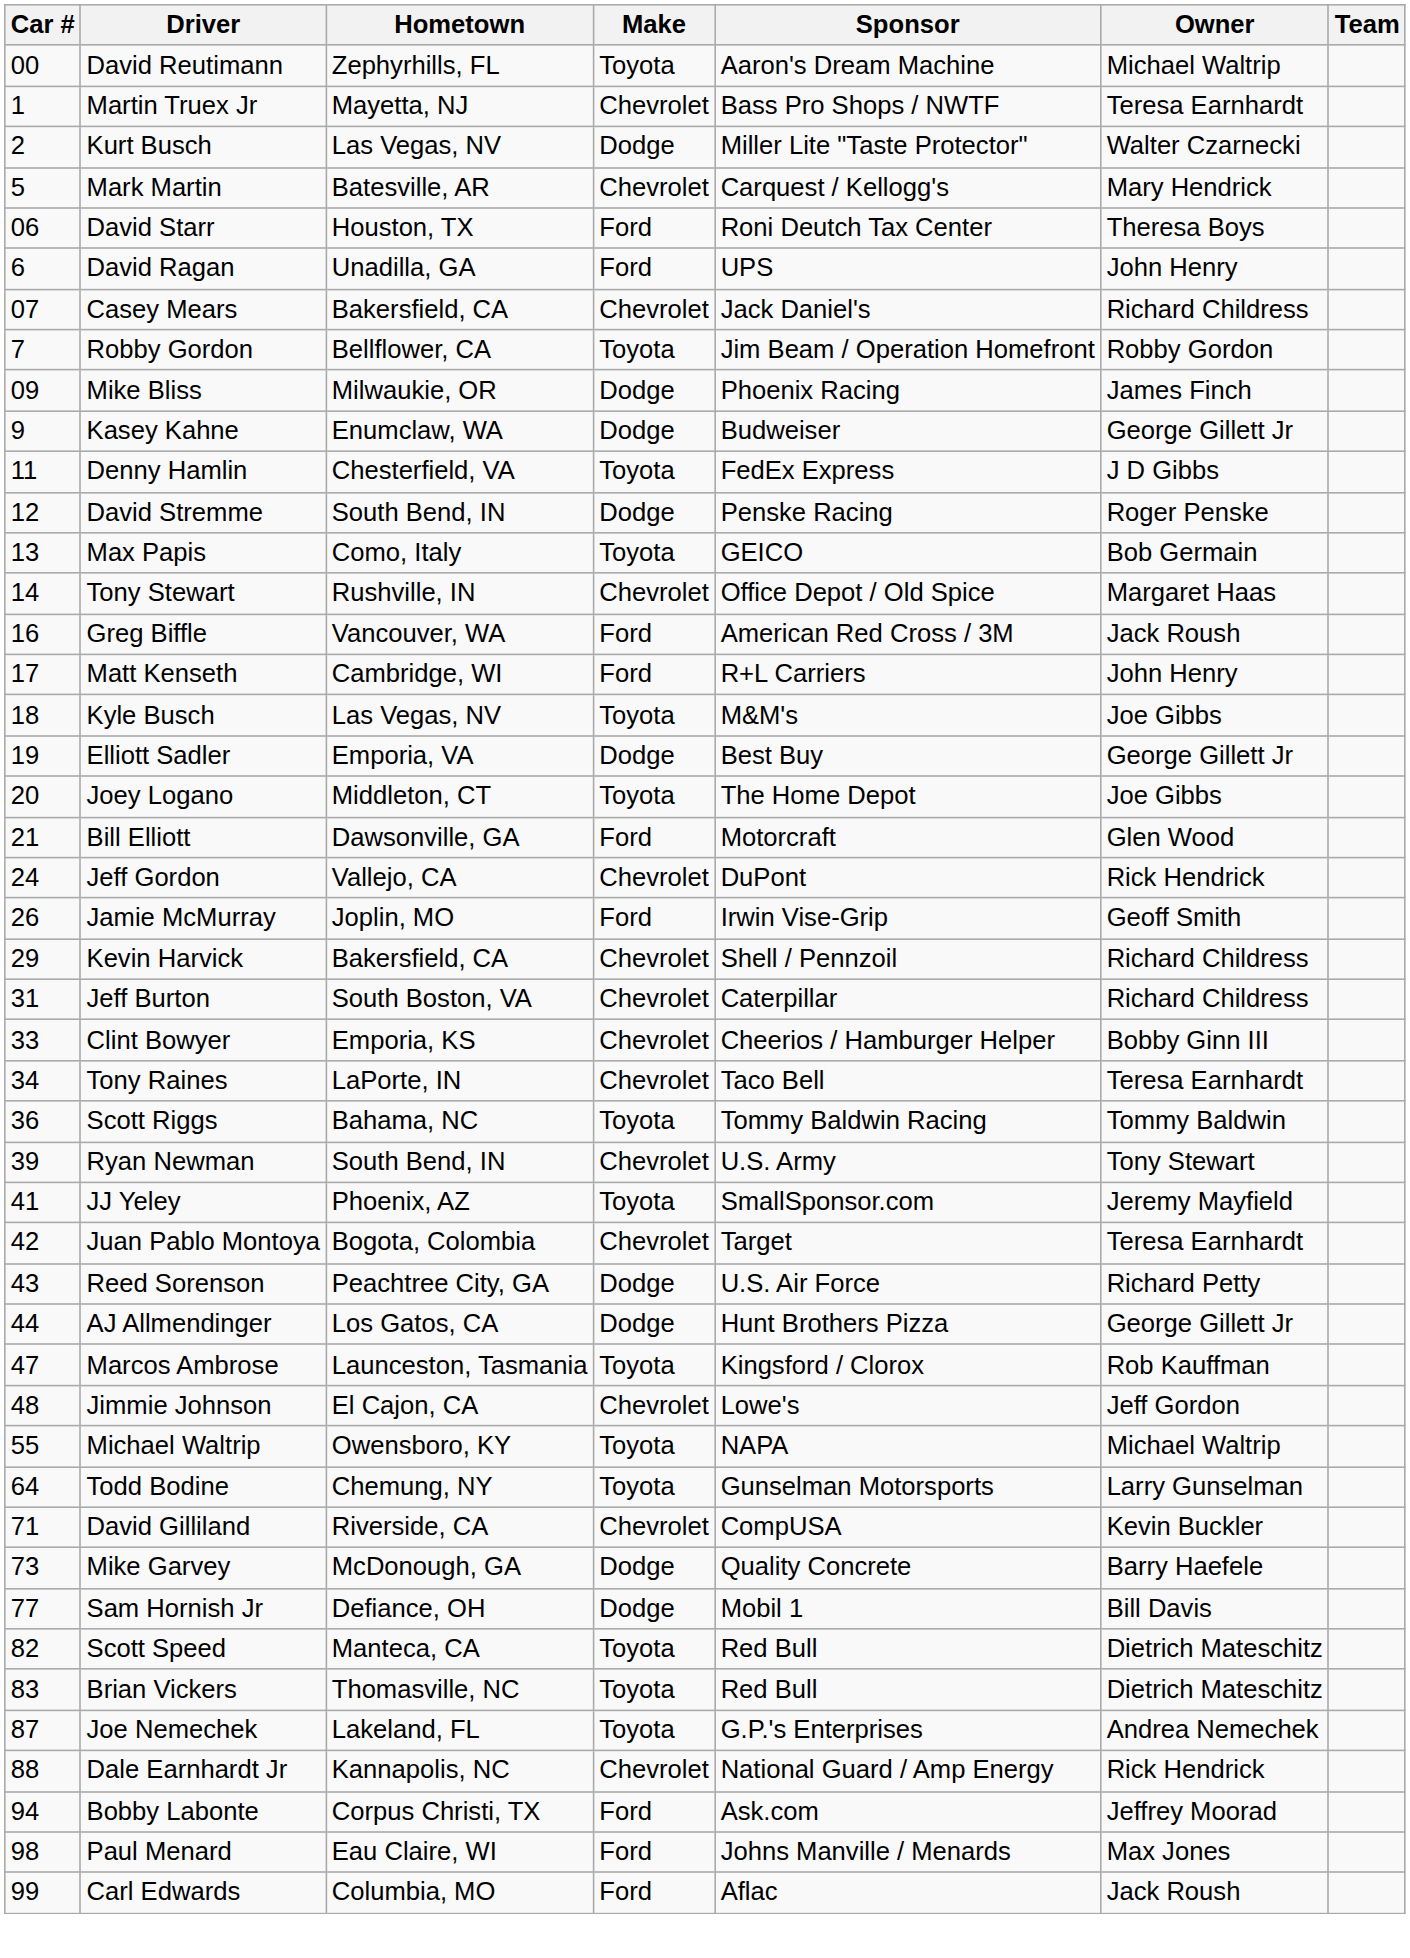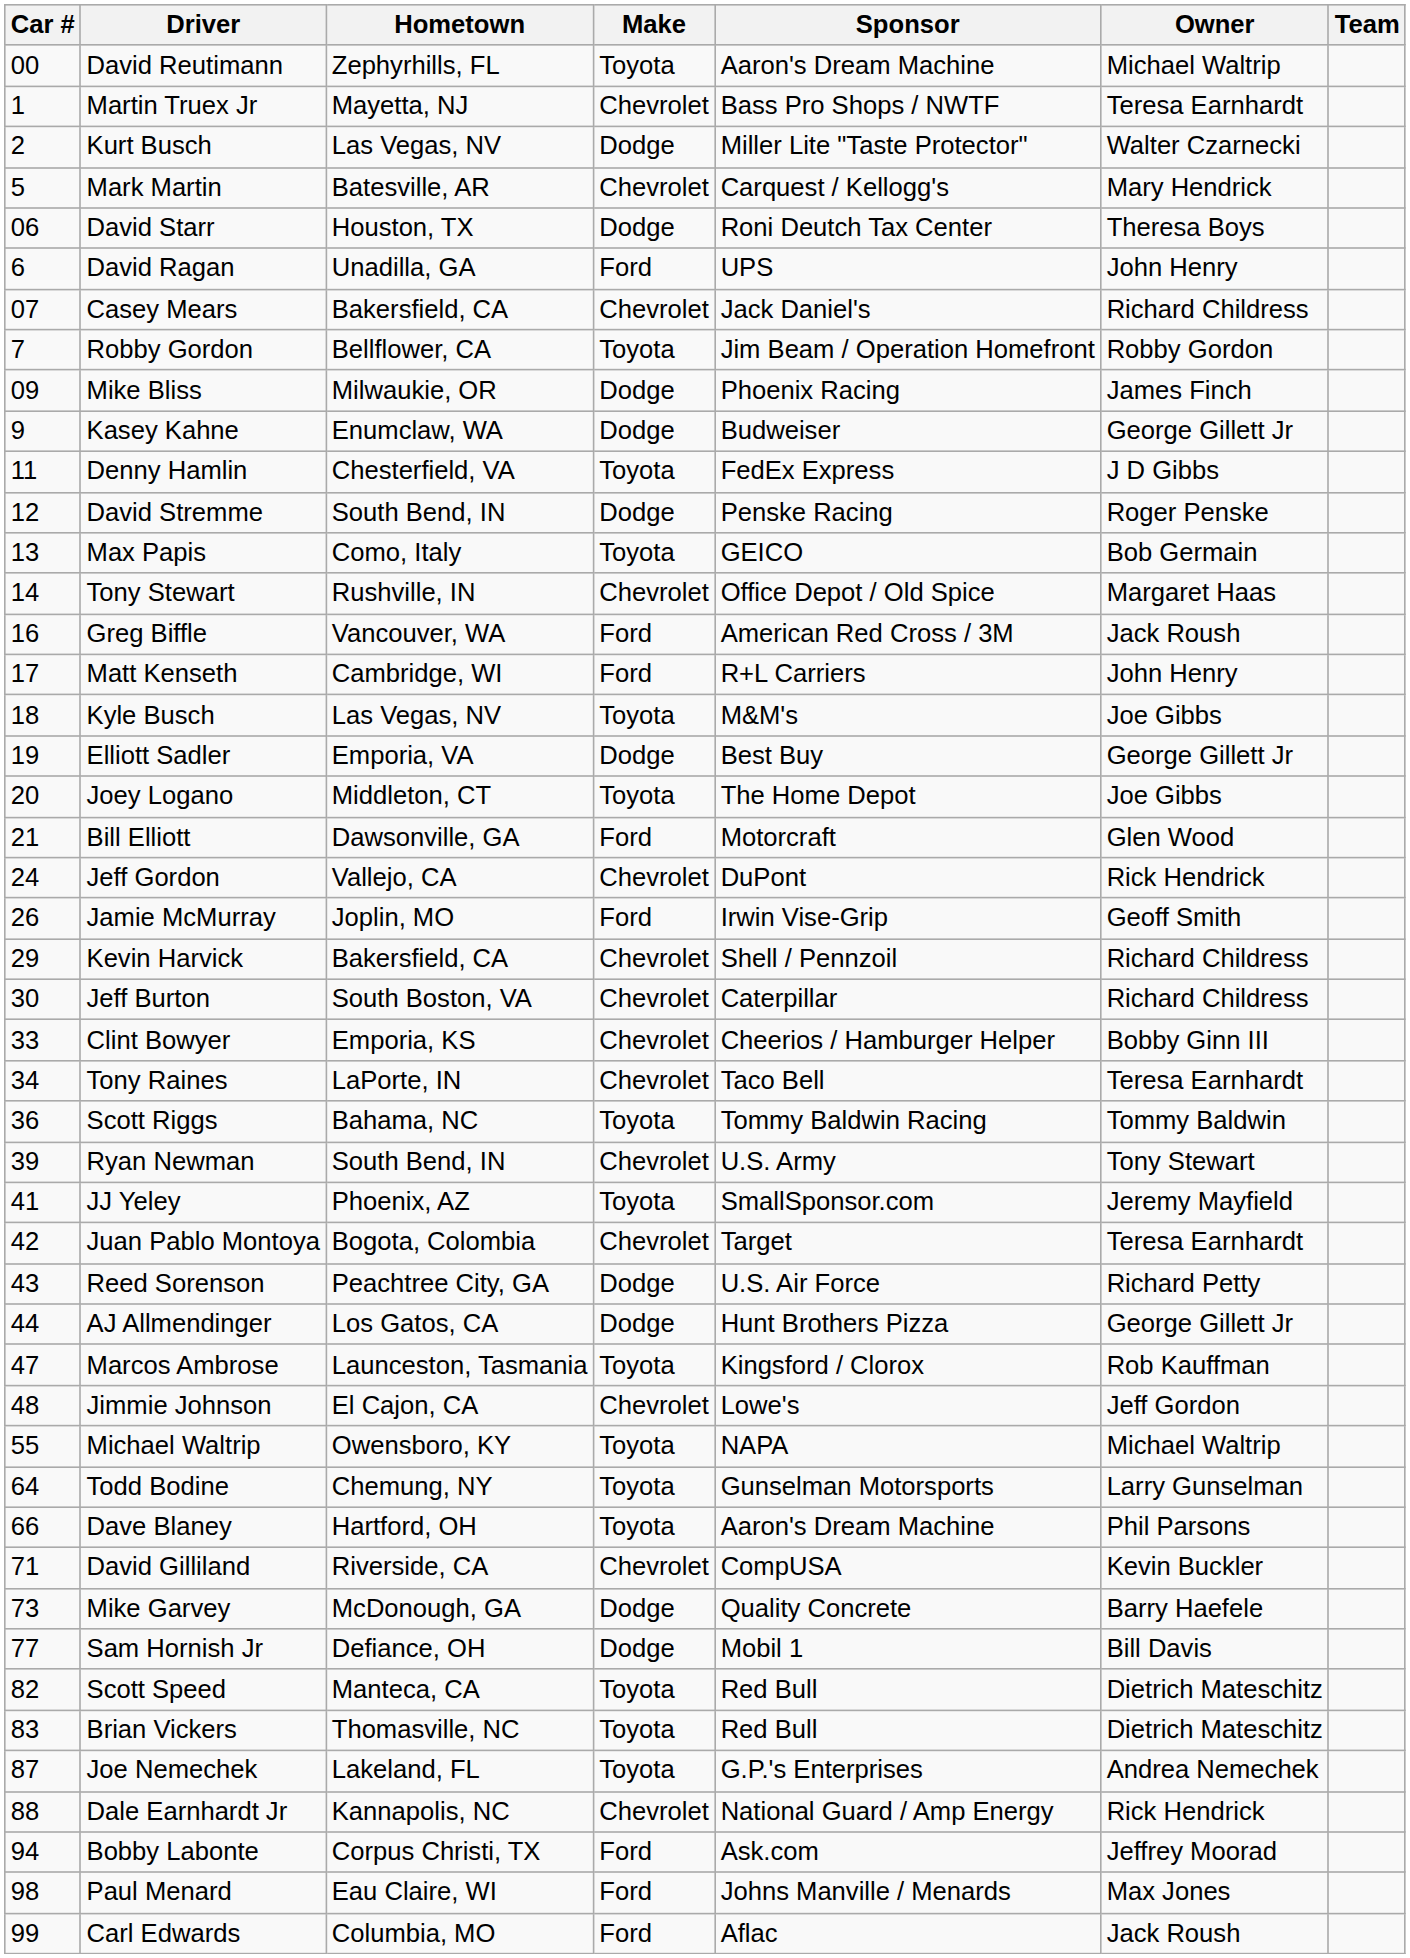(626, 227) Ford -> (637, 227) Dodge
(25, 999) 31 -> (25, 999) 30
+ row: (159, 1526)
